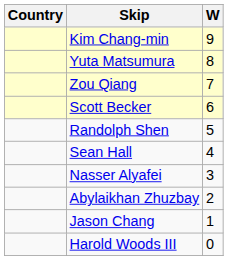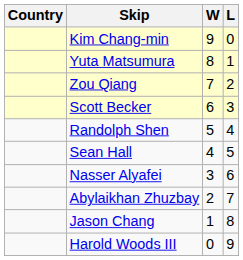+ column: (231, 15)
